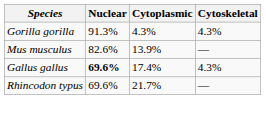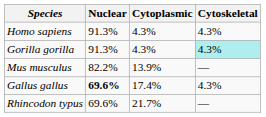+ row: (39, 31)
(210, 31) no background -> (210, 49) paleturquoise background
(103, 49) 82.6% -> (103, 67) 82.2%
